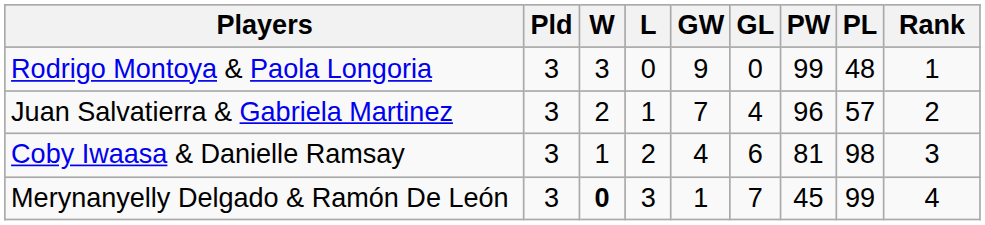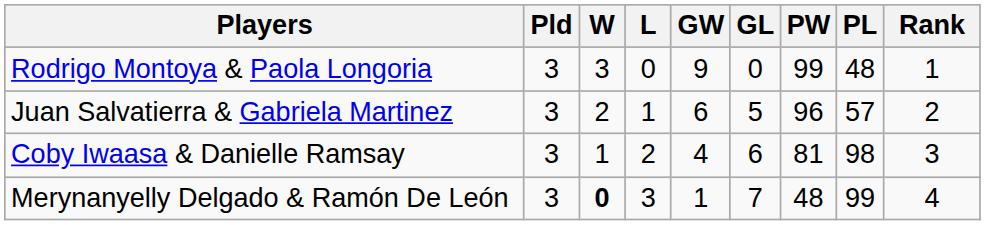(701, 111) 7 -> (701, 111) 6
(755, 111) 4 -> (755, 111) 5
(808, 197) 45 -> (808, 197) 48
